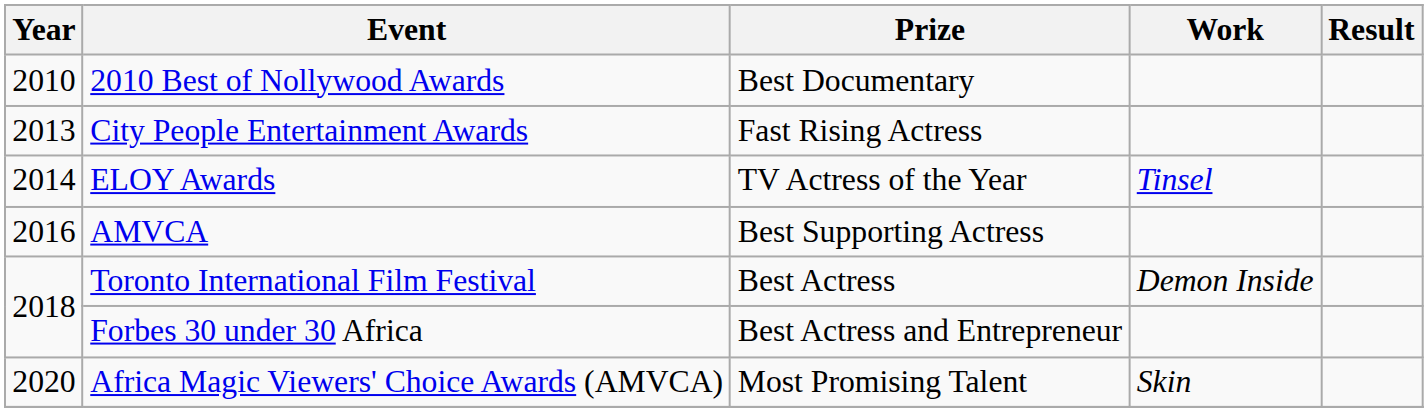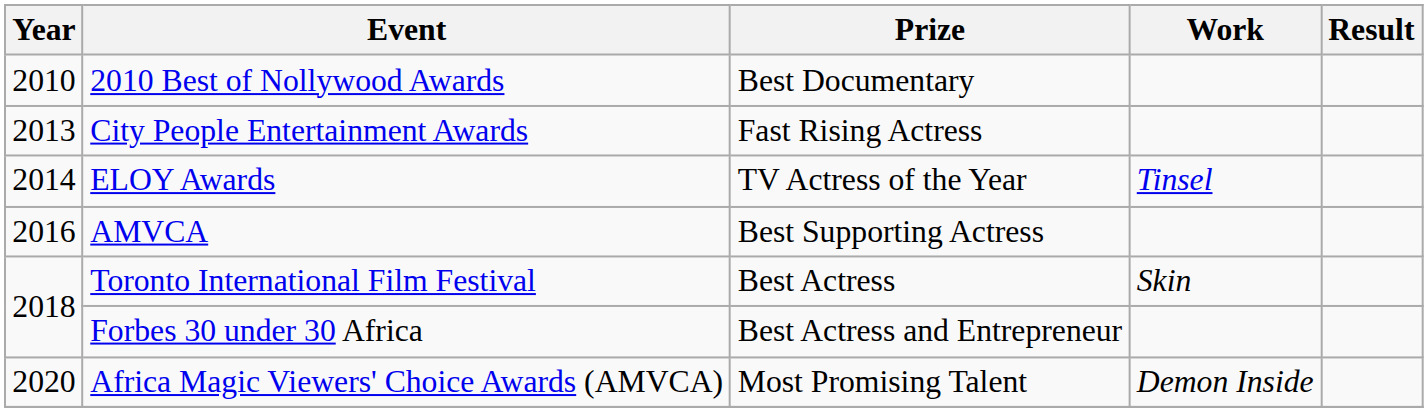(1225, 280) Demon Inside -> (1164, 280) Skin
(1164, 381) Skin -> (1225, 381) Demon Inside
